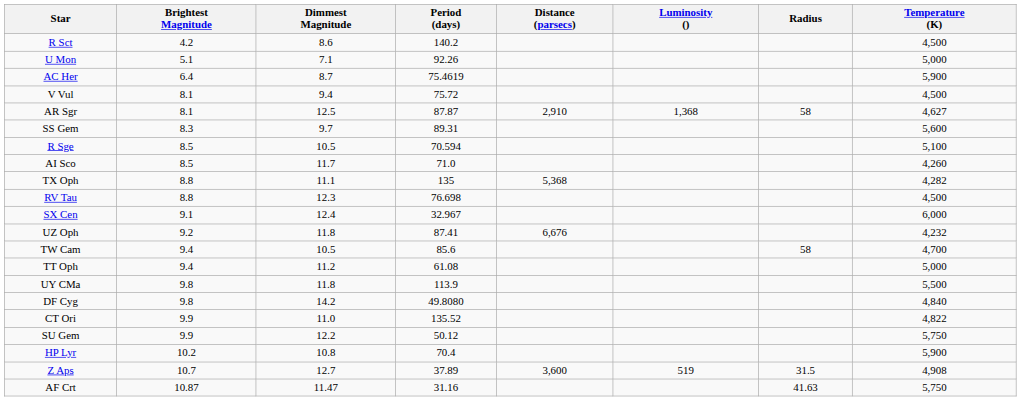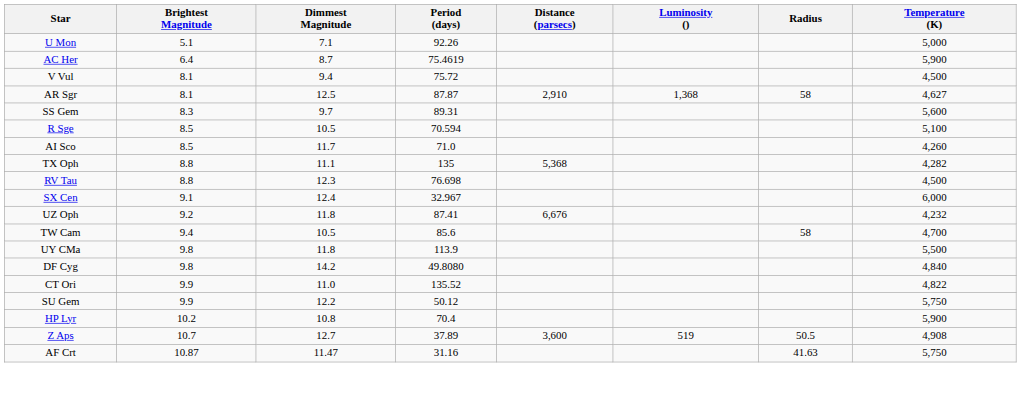- row: (61, 42)
- row: (61, 266)
(806, 370) 31.5 -> (806, 335) 50.5
